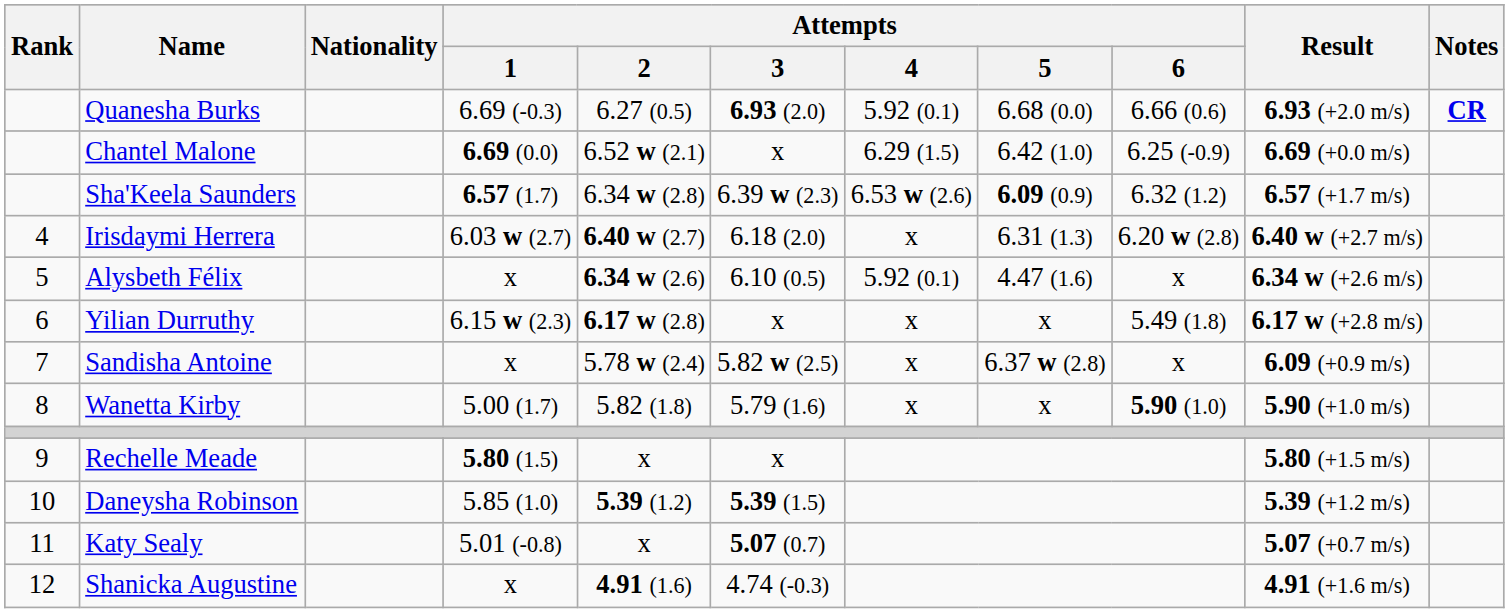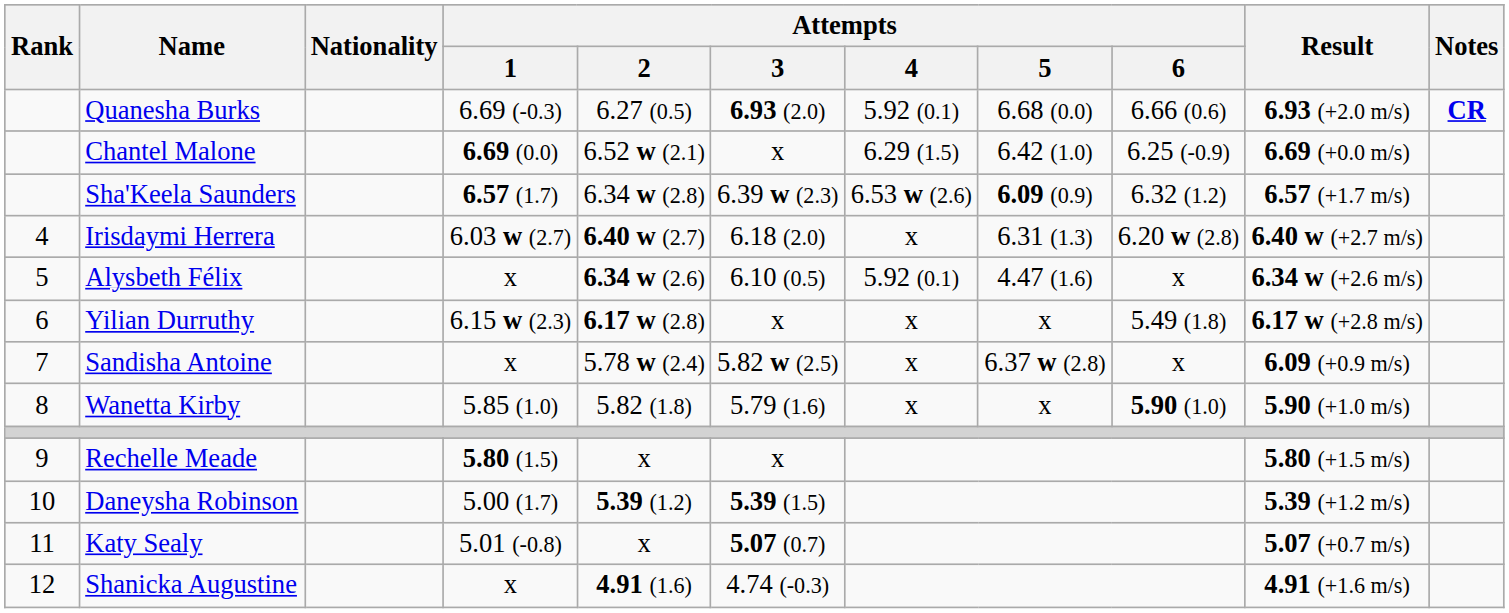(510, 404) 5.00 (1.7) -> (510, 404) 5.85 (1.0)
(510, 501) 5.85 (1.0) -> (510, 501) 5.00 (1.7)
